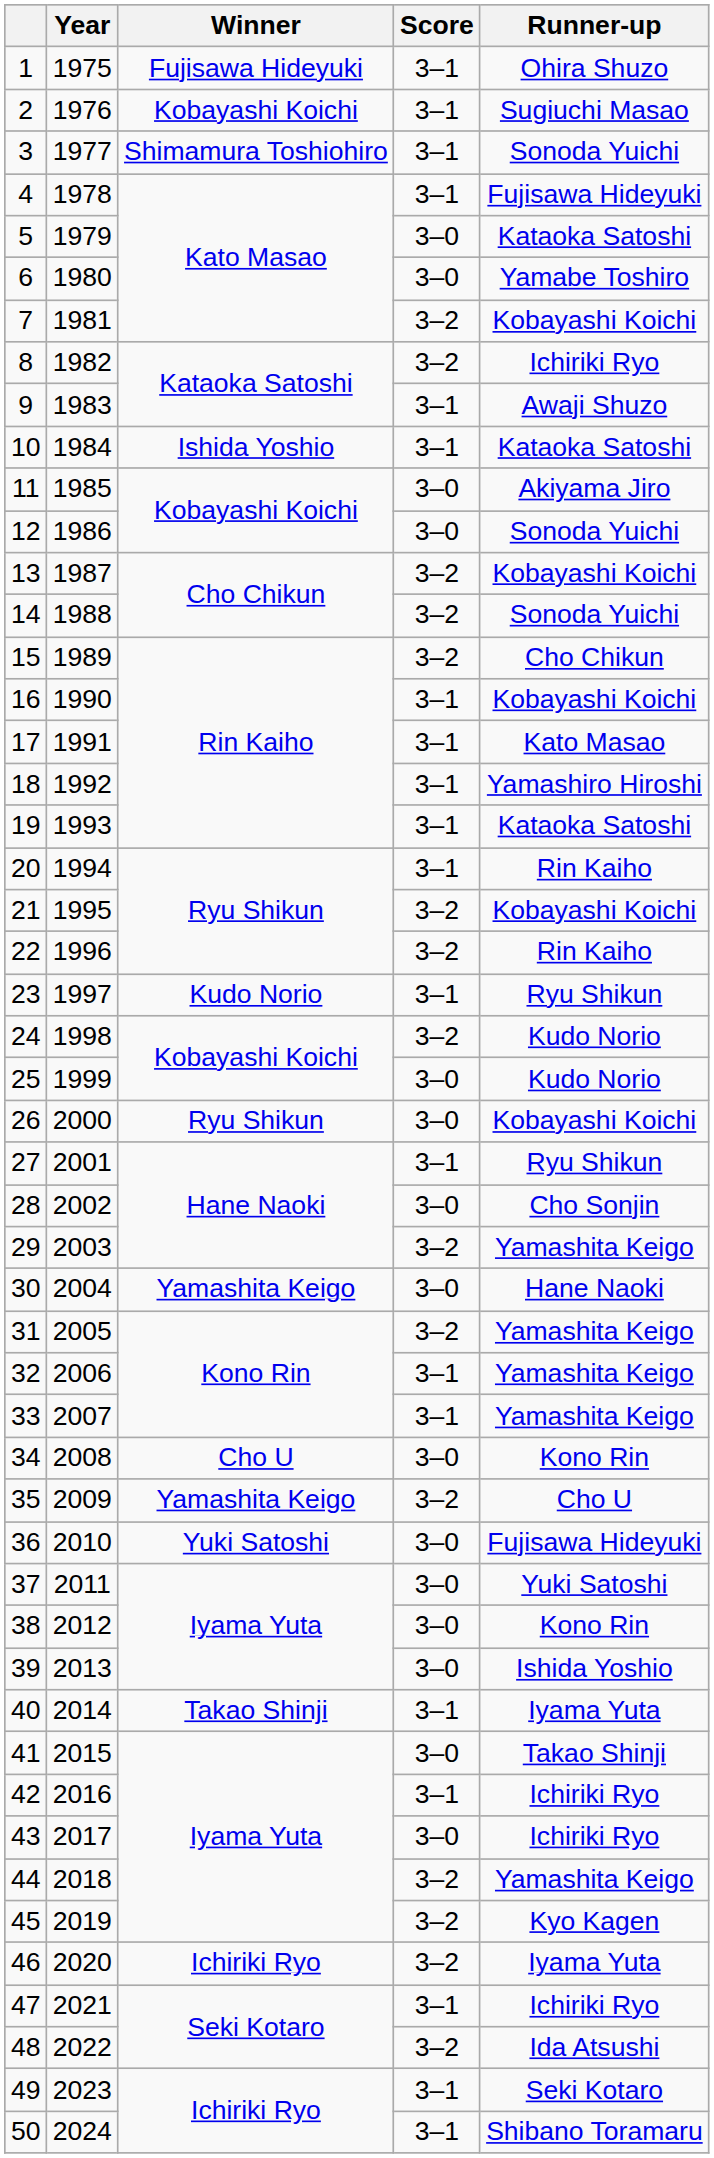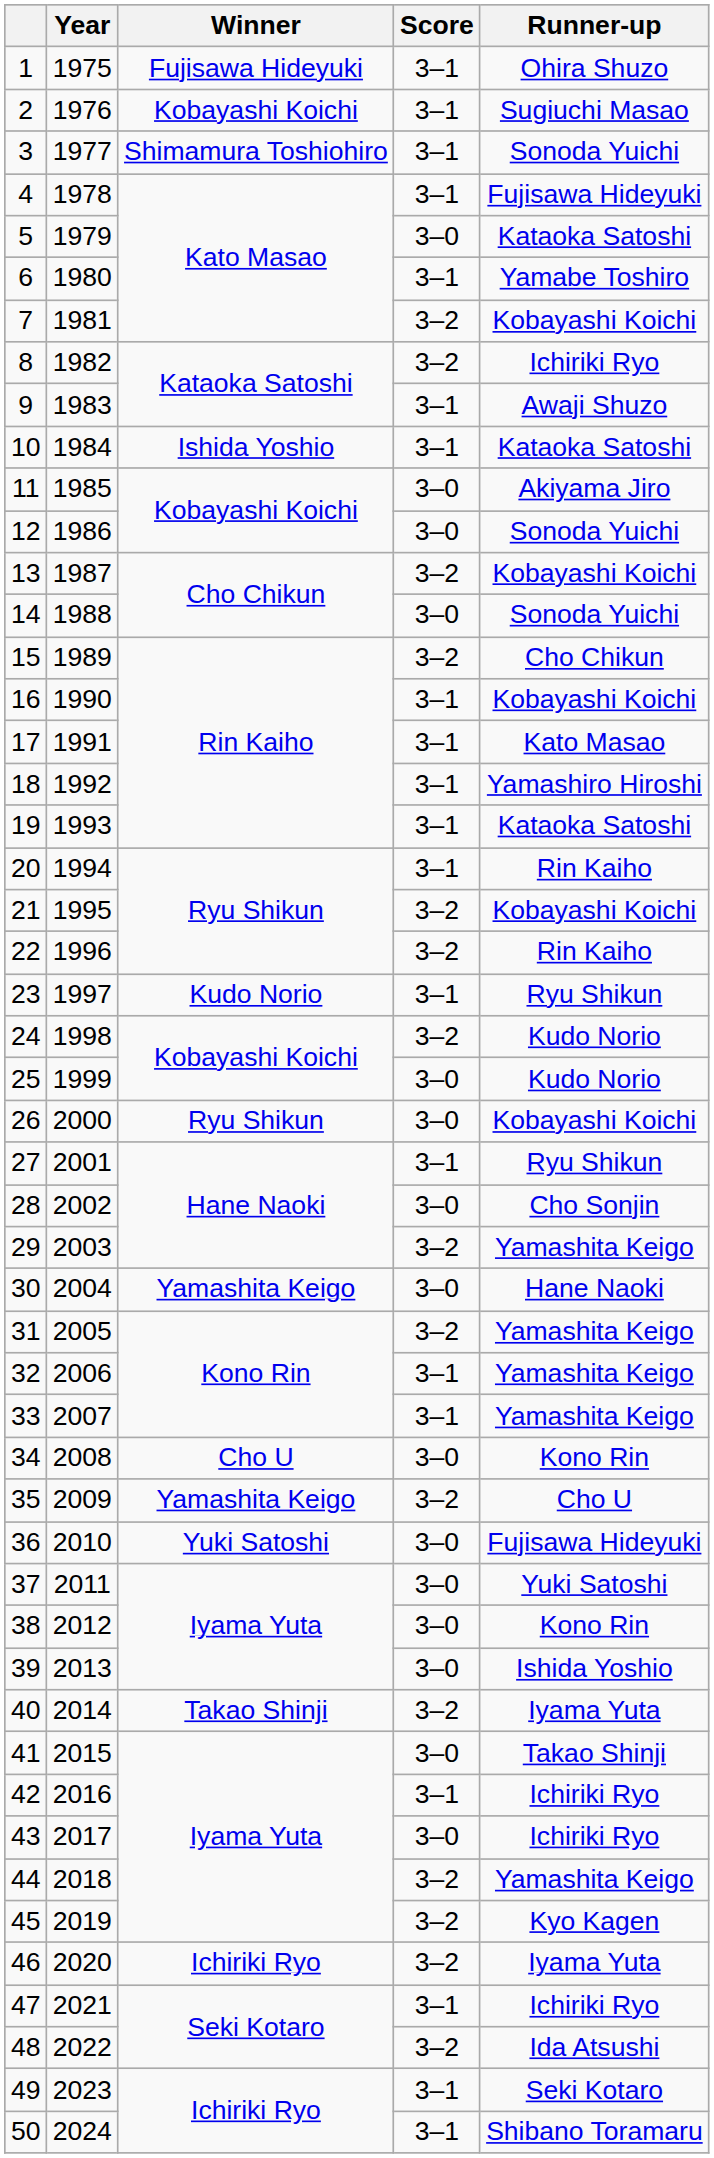(437, 278) 3–0 -> (437, 278) 3–1
(437, 615) 3–2 -> (437, 615) 3–0
(437, 1710) 3–1 -> (437, 1710) 3–2
